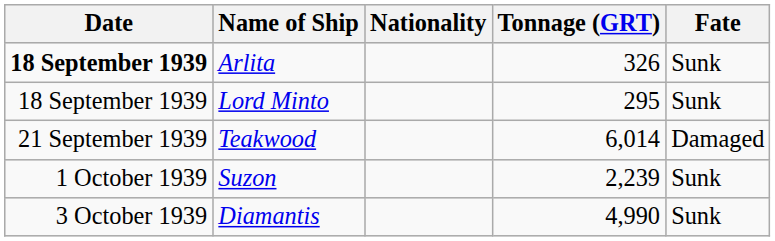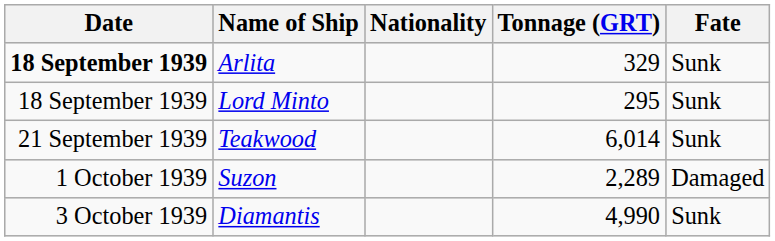(642, 62) 326 -> (642, 62) 329
(718, 139) Damaged -> (696, 139) Sunk
(633, 178) 2,239 -> (633, 178) 2,289
(696, 178) Sunk -> (718, 178) Damaged
